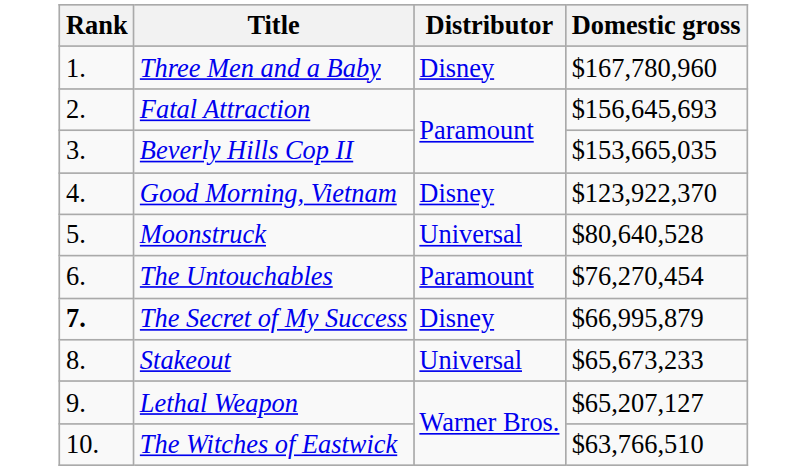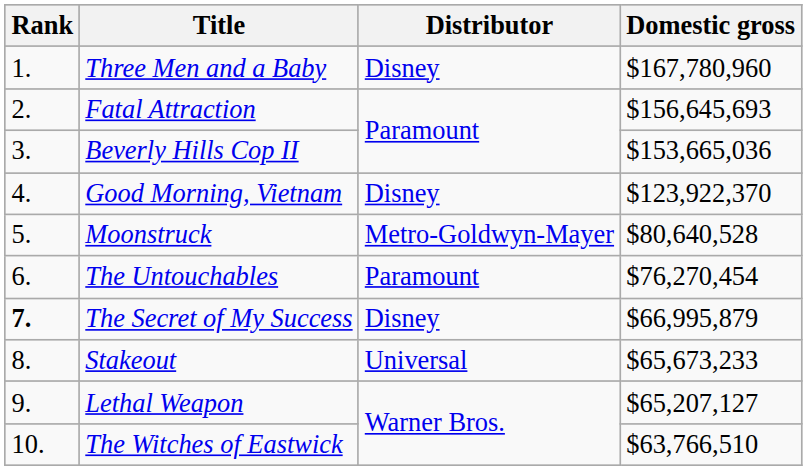(644, 151) $153,665,035 -> (699, 151) $153,665,036
(471, 234) Universal -> (489, 234) Metro-Goldwyn-Mayer
